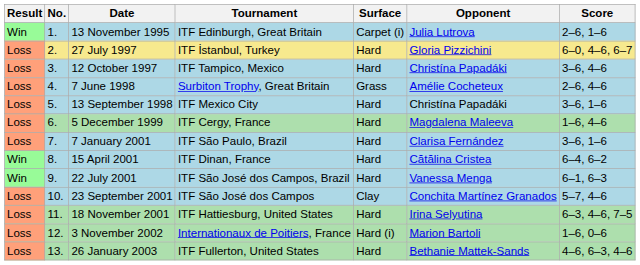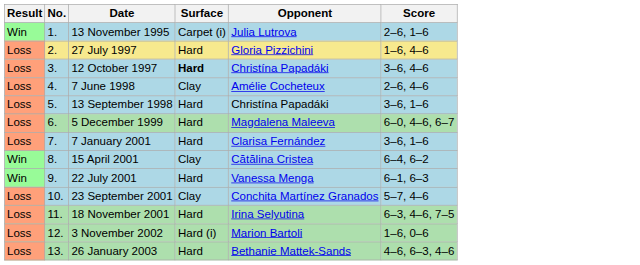- column: (264, 13)
(597, 50) 6–0, 4–6, 6–7 -> (406, 50) 1–6, 4–6
(369, 68) normal -> (191, 68) bold
(371, 86) Grass -> (189, 86) Clay
(584, 123) 1–6, 4–6 -> (419, 123) 6–0, 4–6, 6–7
(369, 159) Hard -> (189, 159) Clay
